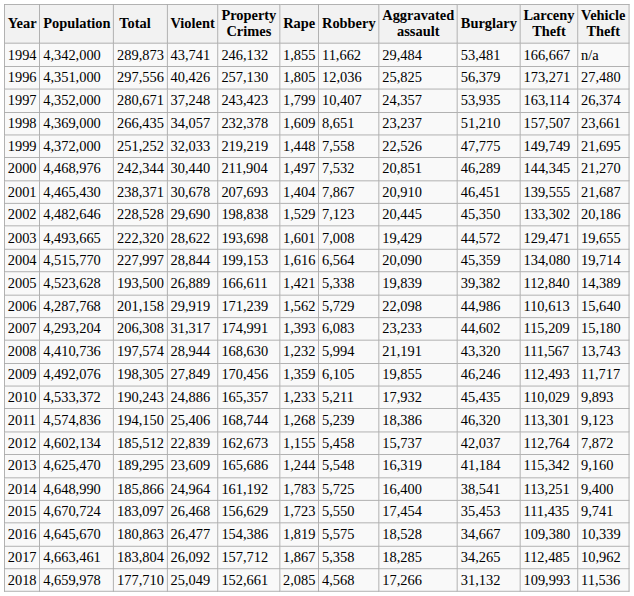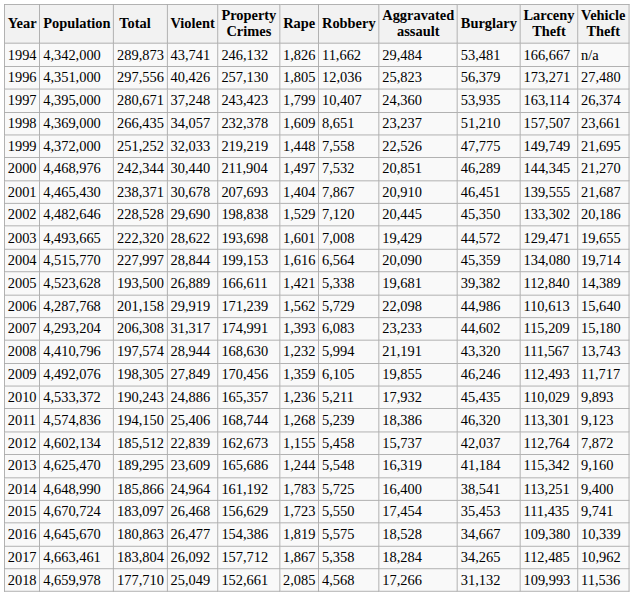(299, 54) 1,855 -> (299, 54) 1,826
(402, 77) 25,825 -> (402, 77) 25,823
(72, 100) 4,352,000 -> (72, 100) 4,395,000
(402, 100) 24,357 -> (402, 100) 24,360
(338, 214) 7,123 -> (338, 214) 7,120
(402, 283) 19,839 -> (402, 283) 19,681
(72, 351) 4,410,736 -> (72, 351) 4,410,796
(299, 397) 1,233 -> (299, 397) 1,236
(402, 557) 18,285 -> (402, 557) 18,284
